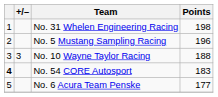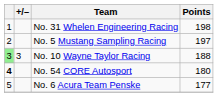(203, 41) 196 -> (203, 41) 197
(9, 56) no background -> (9, 56) lightgreen background
(203, 71) 183 -> (203, 71) 180
